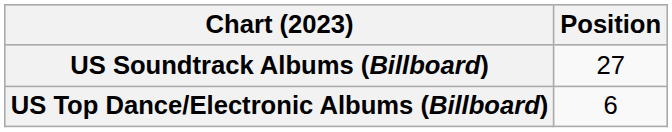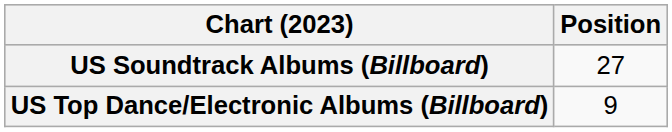(611, 106) 6 -> (611, 106) 9
